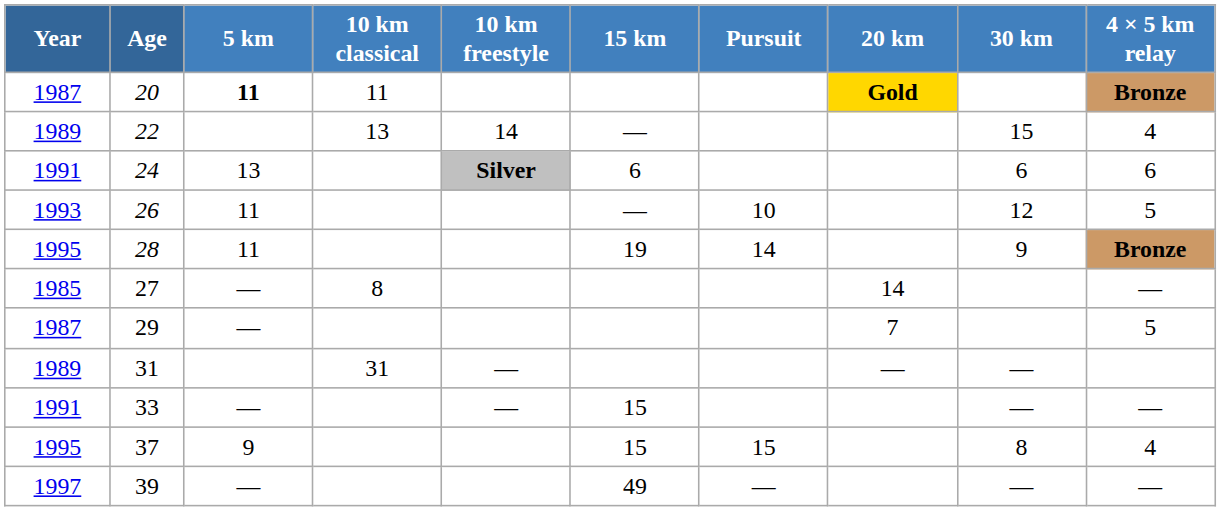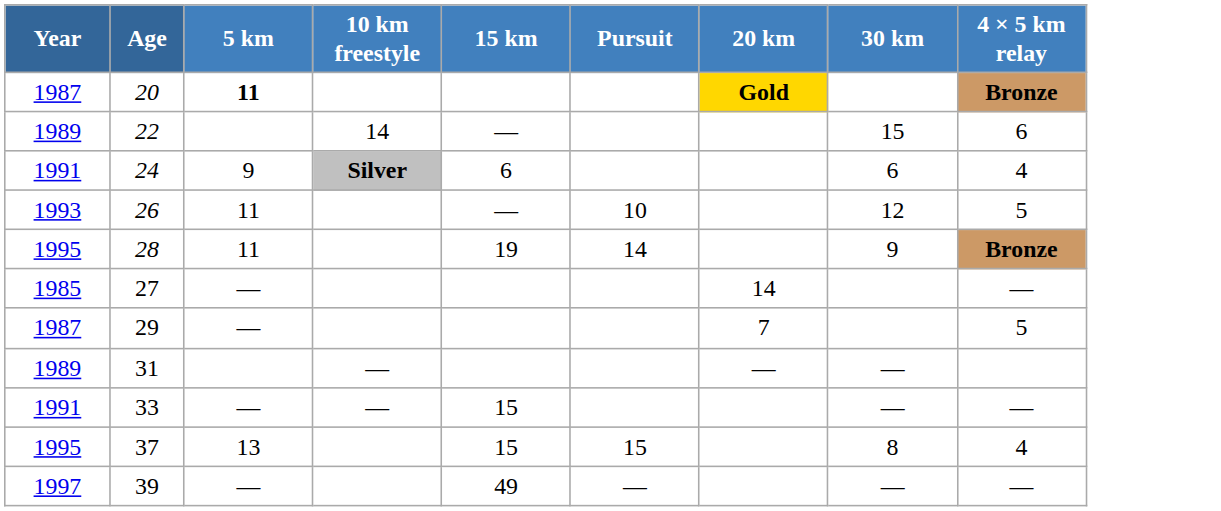- column: (377, 38)
(1150, 131) 4 -> (1021, 131) 6
(248, 170) 13 -> (248, 170) 9
(1150, 170) 6 -> (1021, 170) 4
(248, 446) 9 -> (248, 446) 13
